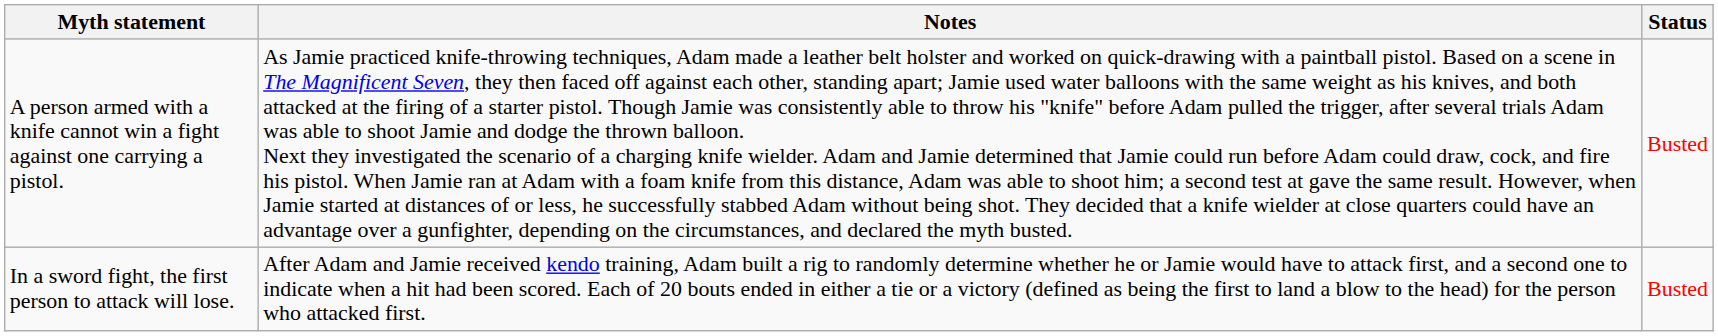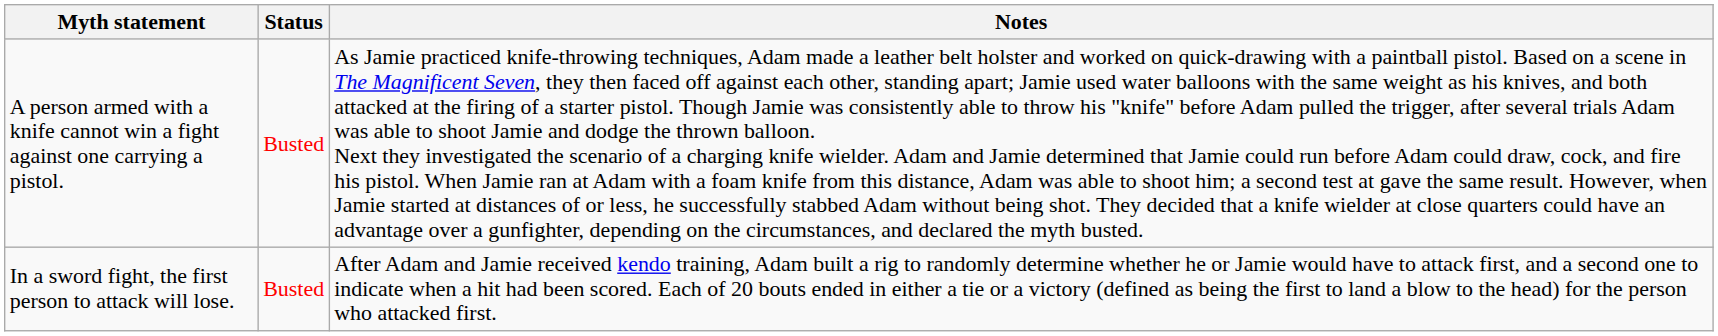columns swapped: (1678, 21) <-> (950, 21)
